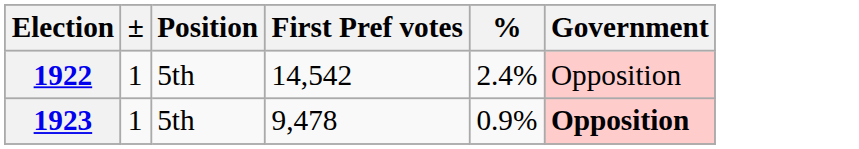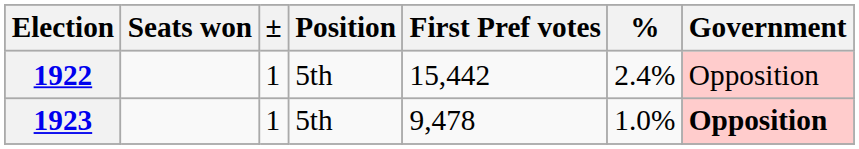+ column: (190, 27)
(312, 74) 14,542 -> (450, 74) 15,442
(507, 120) 0.9% -> (645, 120) 1.0%
